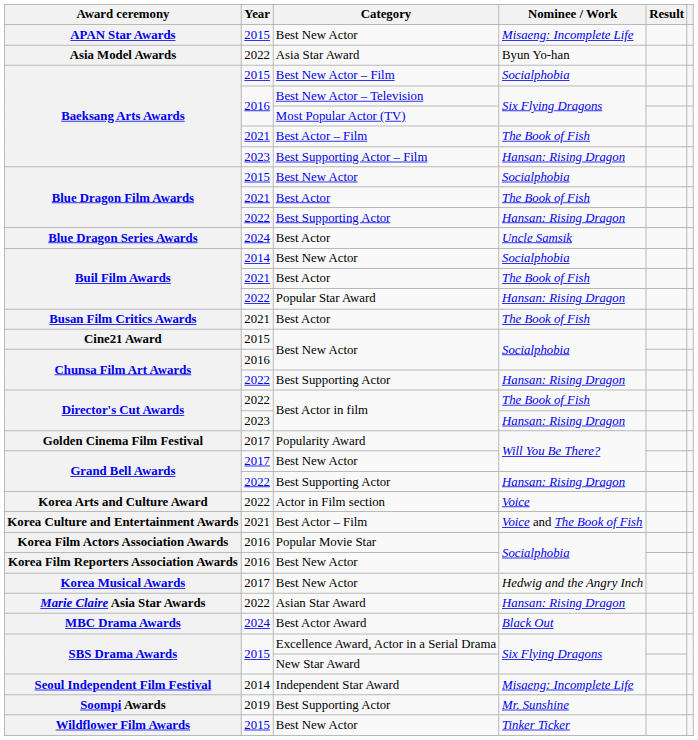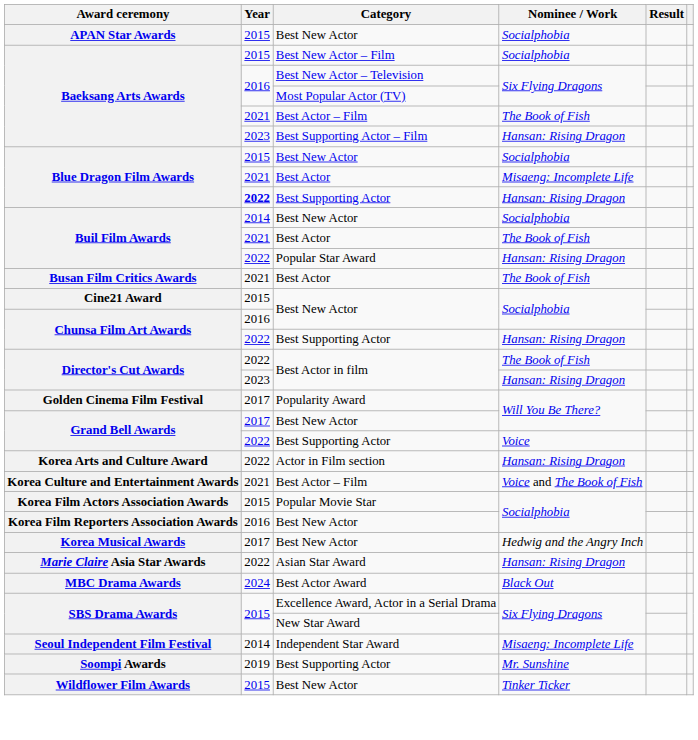(568, 34) Misaeng: Incomplete Life -> (536, 34) Socialphobia
- row: (123, 55)
(546, 197) The Book of Fish -> (568, 177) Misaeng: Incomplete Life
(257, 217) normal -> (257, 197) bold
- row: (123, 237)
(564, 481) Hansan: Rising Dragon -> (516, 440) Voice
(516, 501) Voice -> (564, 461) Hansan: Rising Dragon
(257, 542) 2016 -> (257, 501) 2015
